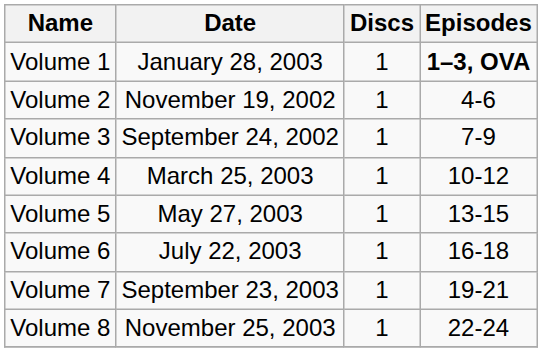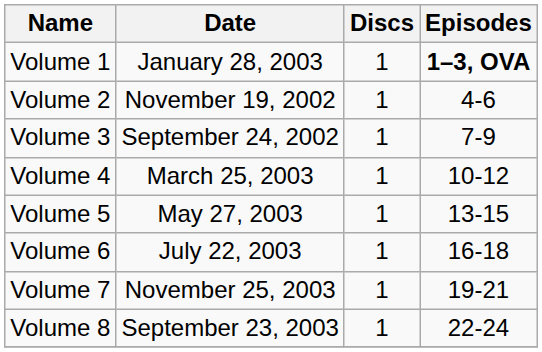(230, 289) September 23, 2003 -> (230, 289) November 25, 2003
(230, 328) November 25, 2003 -> (230, 328) September 23, 2003
